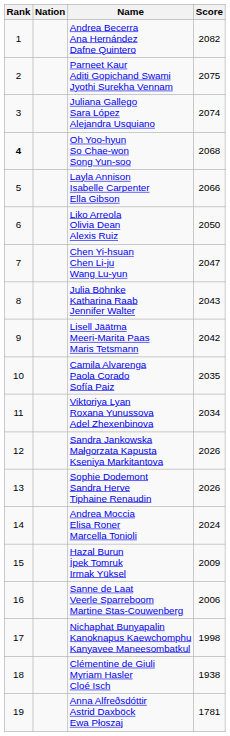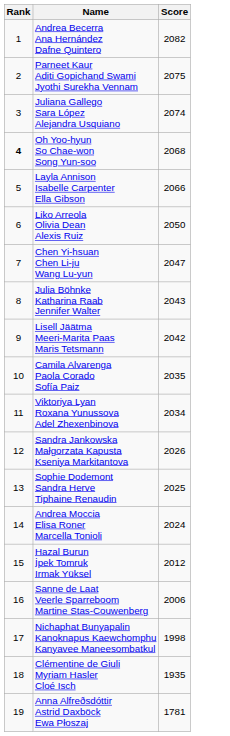- column: (50, 12)
(209, 487) 2026 -> (175, 487) 2025
(209, 562) 2009 -> (175, 562) 2012
(209, 675) 1938 -> (175, 675) 1935
